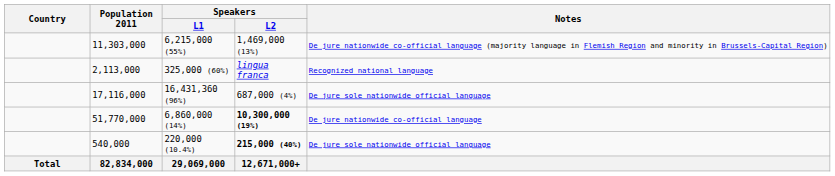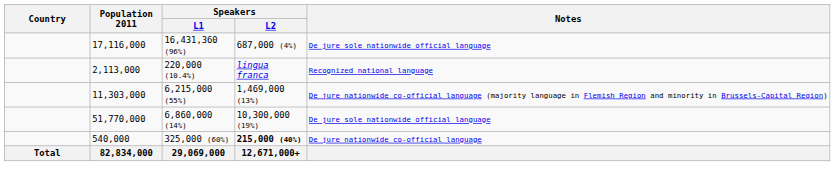rows swapped: (119, 45) <-> (119, 95)
(197, 70) 325,000 (60%) -> (183, 70) 220,000 (10.4%)
(263, 119) bold -> (263, 119) normal
(395, 120) De jure nationwide co-official language -> (400, 120) De jure sole nationwide official language
(183, 144) 220,000 (10.4%) -> (197, 139) 325,000 (60%)
(400, 145) De jure sole nationwide official language -> (395, 139) De jure nationwide co-official language
